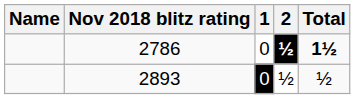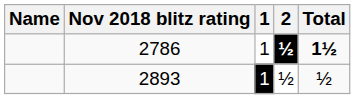(264, 49) 0 -> (264, 49) 1
(264, 78) 0 -> (264, 78) 1
